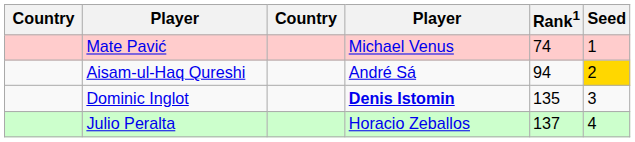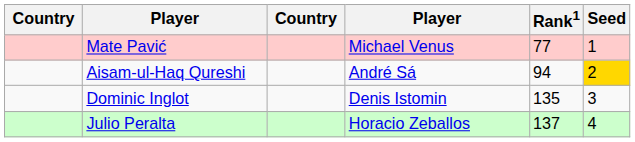(542, 47) 74 -> (542, 47) 77
(402, 98) bold -> (398, 98) normal
